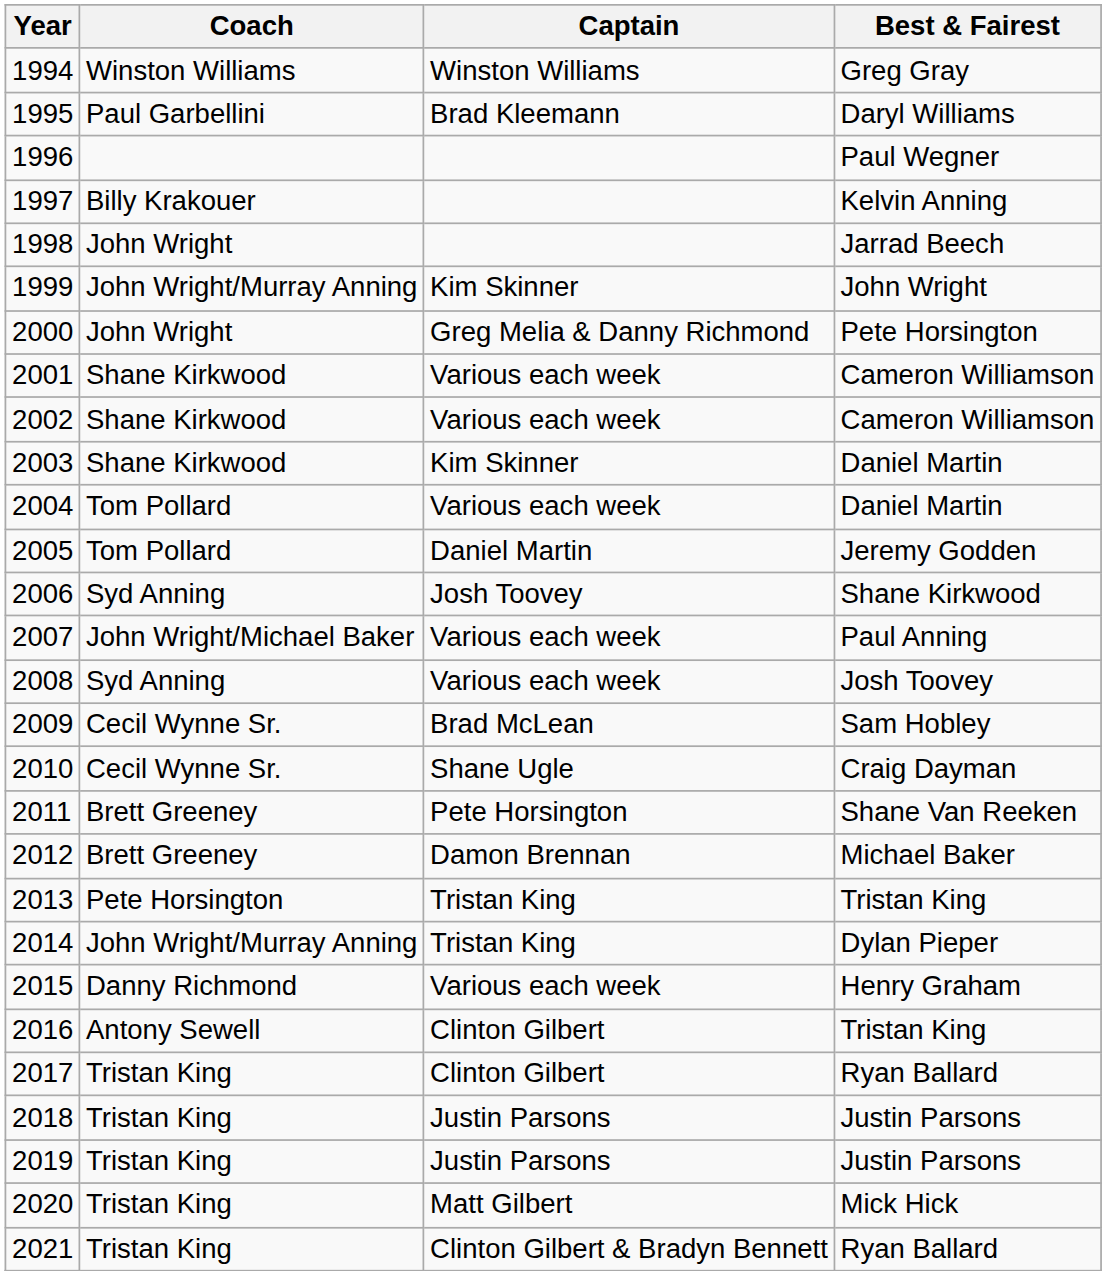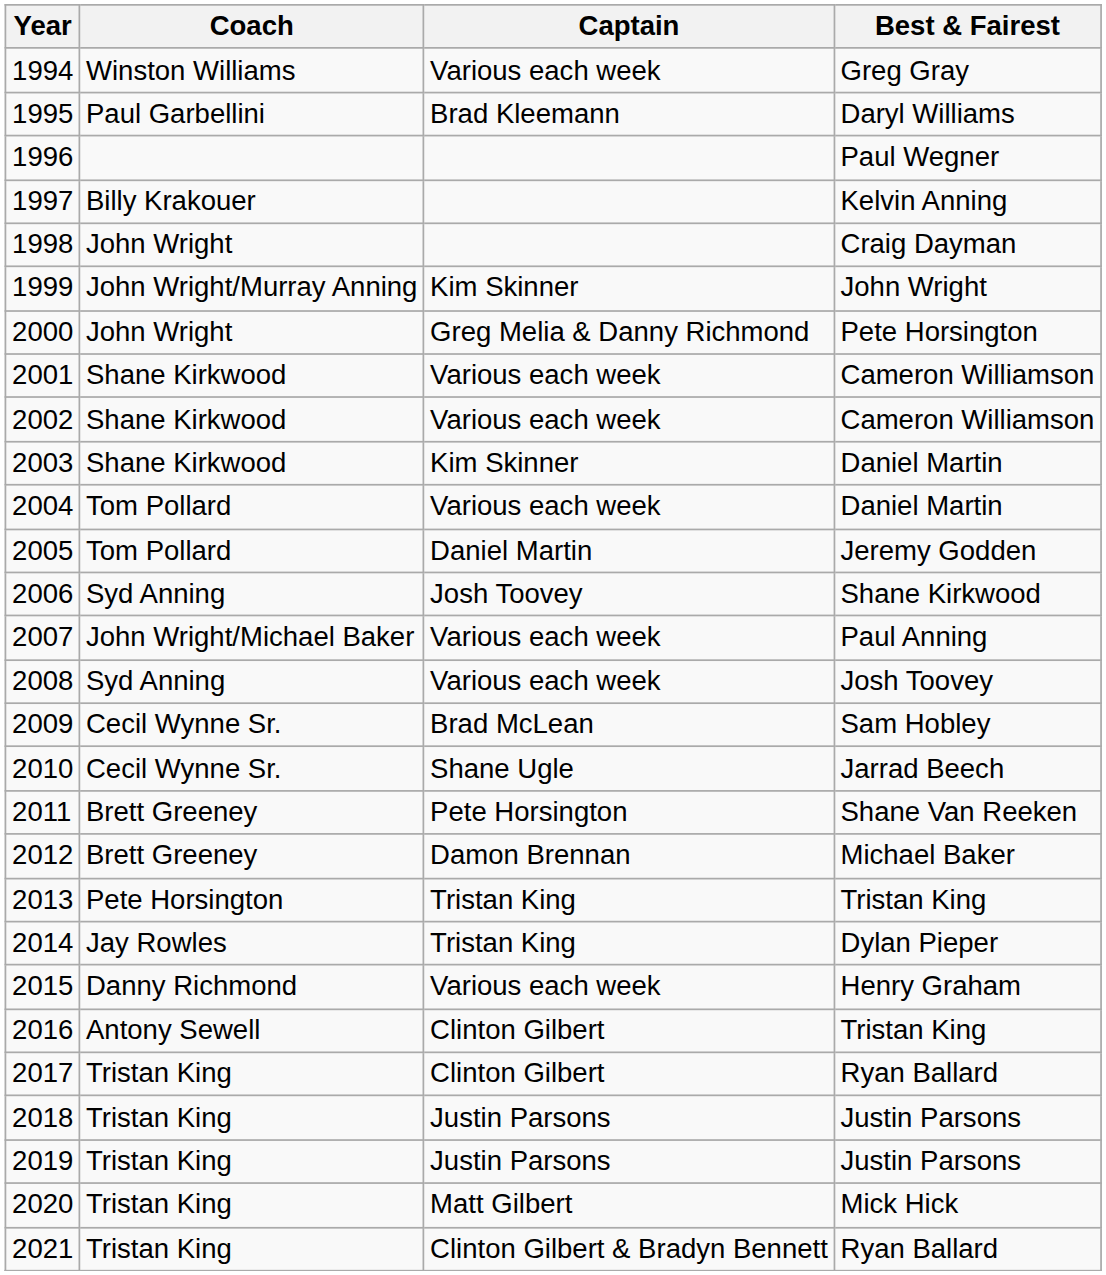(535, 69) Winston Williams -> (545, 69) Various each week
(922, 244) Jarrad Beech -> (928, 244) Craig Dayman
(928, 768) Craig Dayman -> (922, 768) Jarrad Beech
(252, 942) John Wright/Murray Anning -> (156, 942) Jay Rowles
